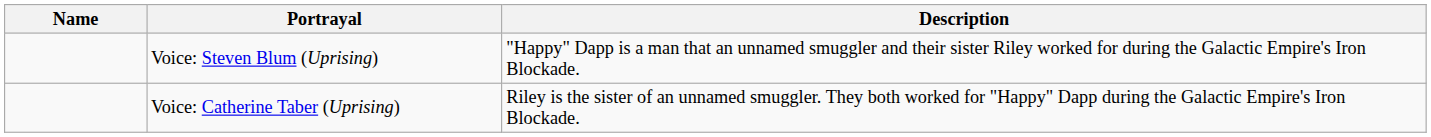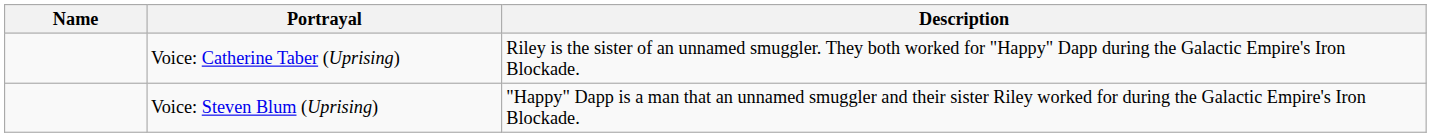rows swapped: (264, 58) <-> (275, 107)
